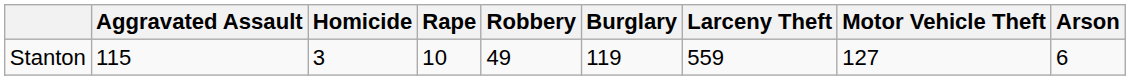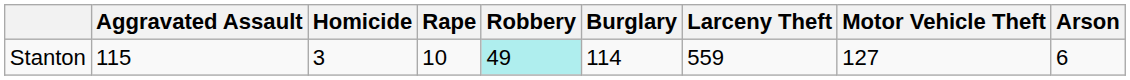(499, 57) no background -> (499, 57) paleturquoise background
(604, 57) 119 -> (604, 57) 114
